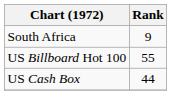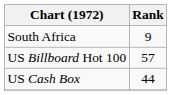(148, 57) 55 -> (148, 57) 57
